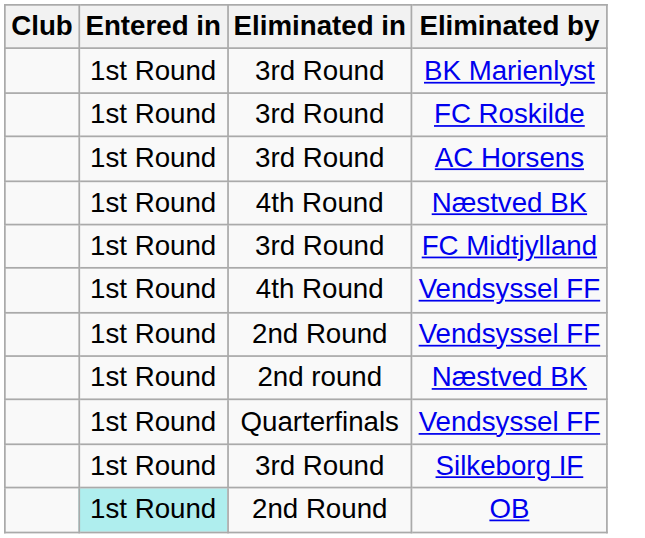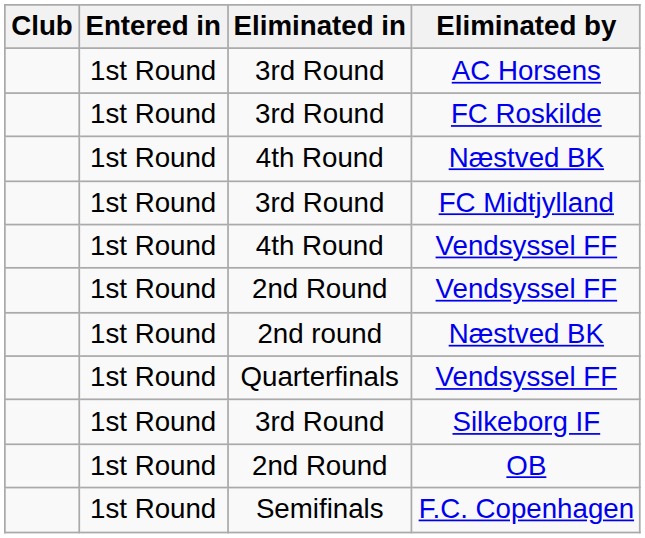- row: (320, 70)
rows swapped: (320, 114) <-> (320, 158)
(153, 509) paleturquoise background -> (153, 465) no background
+ row: (320, 509)
